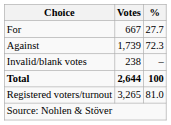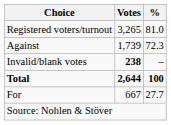rows swapped: (14, 29) <-> (59, 95)
(133, 62) normal -> (133, 62) bold
